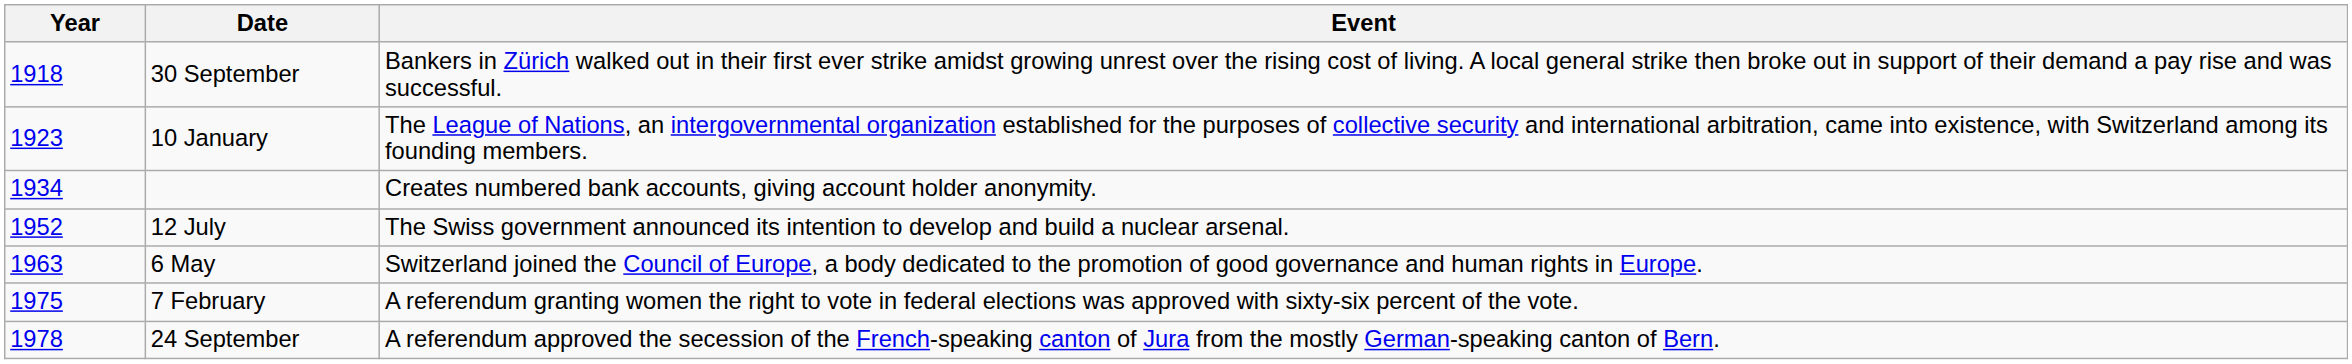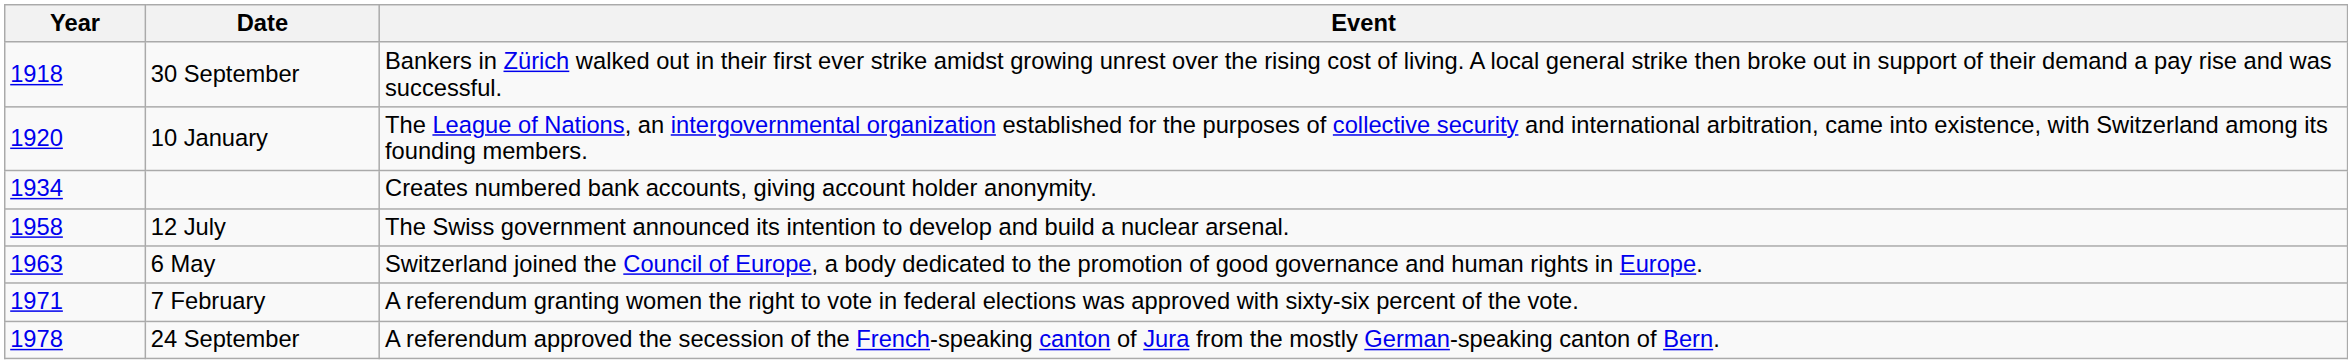(37, 138) 1923 -> (37, 138) 1920
(37, 226) 1952 -> (37, 226) 1958
(37, 301) 1975 -> (37, 301) 1971
